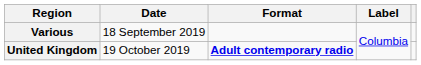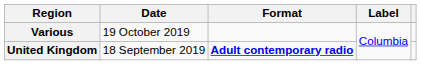(154, 32) 18 September 2019 -> (146, 32) 19 October 2019
(146, 50) 19 October 2019 -> (154, 50) 18 September 2019
